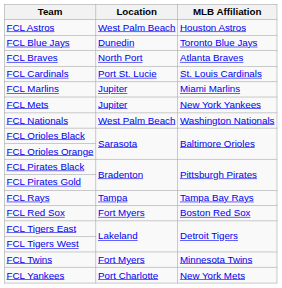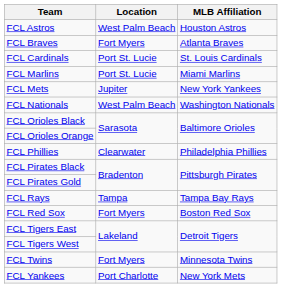- row: (38, 43)
(120, 58) North Port -> (121, 43) Fort Myers
(113, 89) Jupiter -> (127, 74) Port St. Lucie
+ row: (32, 151)
